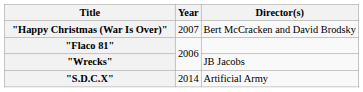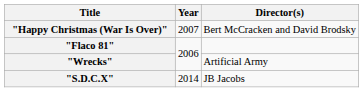(224, 62) JB Jacobs -> (236, 62) Artificial Army
(236, 78) Artificial Army -> (224, 78) JB Jacobs
